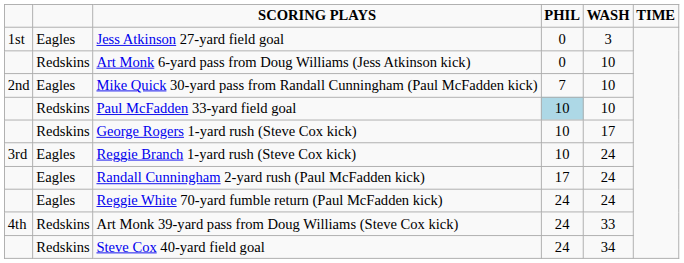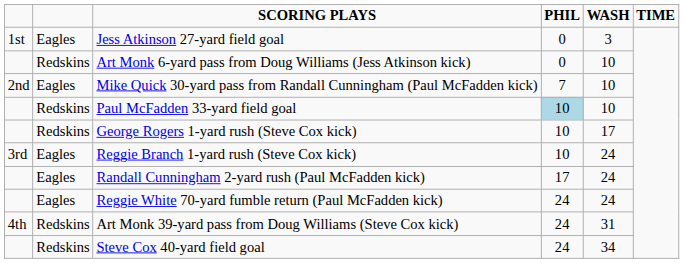(608, 223) 33 -> (608, 223) 31
